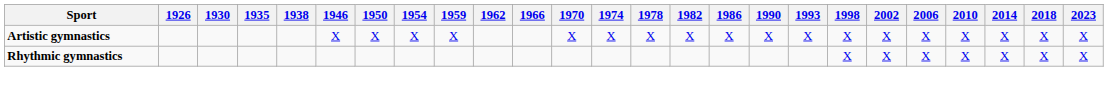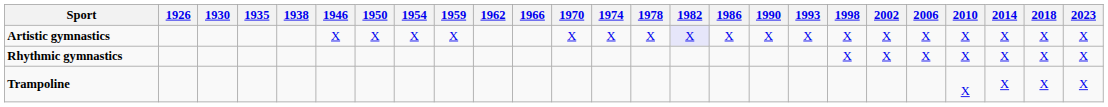(690, 35) no background -> (690, 35) lavender background
+ row: (39, 84)
